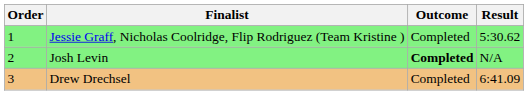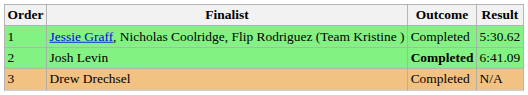(491, 57) N/A -> (500, 57) 6:41.09
(500, 79) 6:41.09 -> (491, 79) N/A
